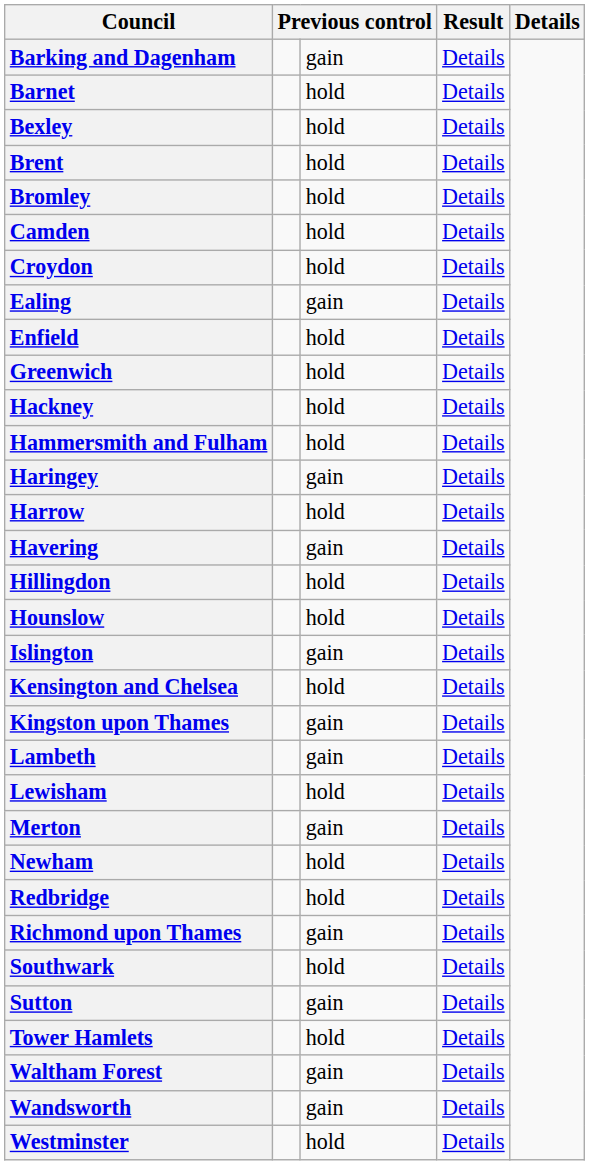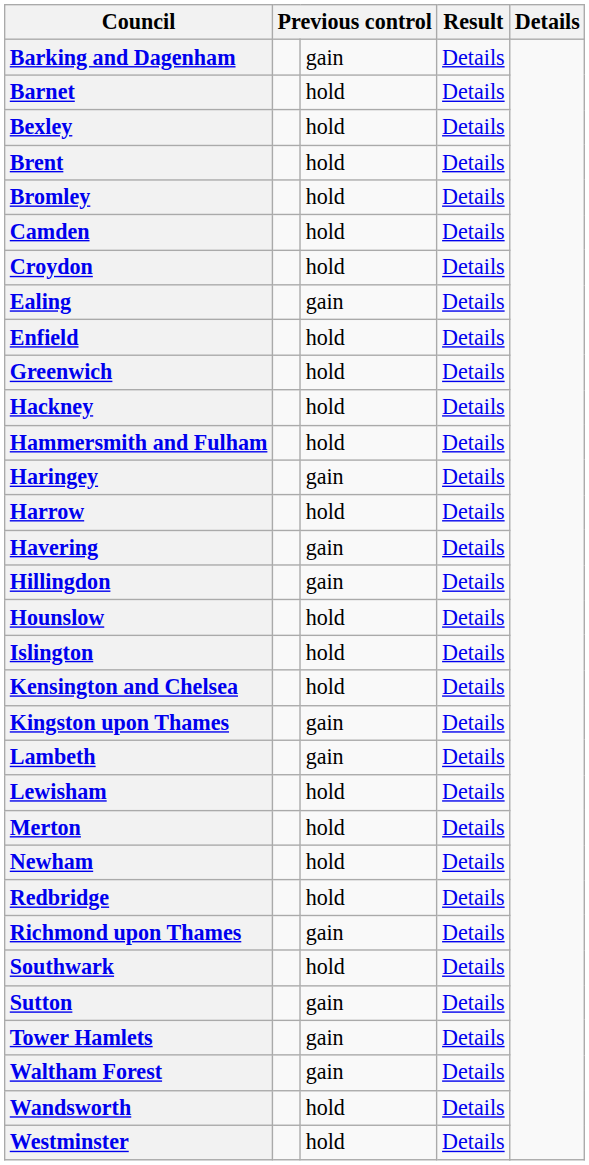(325, 582) hold -> (325, 582) gain
(325, 652) gain -> (325, 652) hold
(325, 827) gain -> (325, 827) hold
(325, 1037) hold -> (325, 1037) gain
(325, 1107) gain -> (325, 1107) hold
